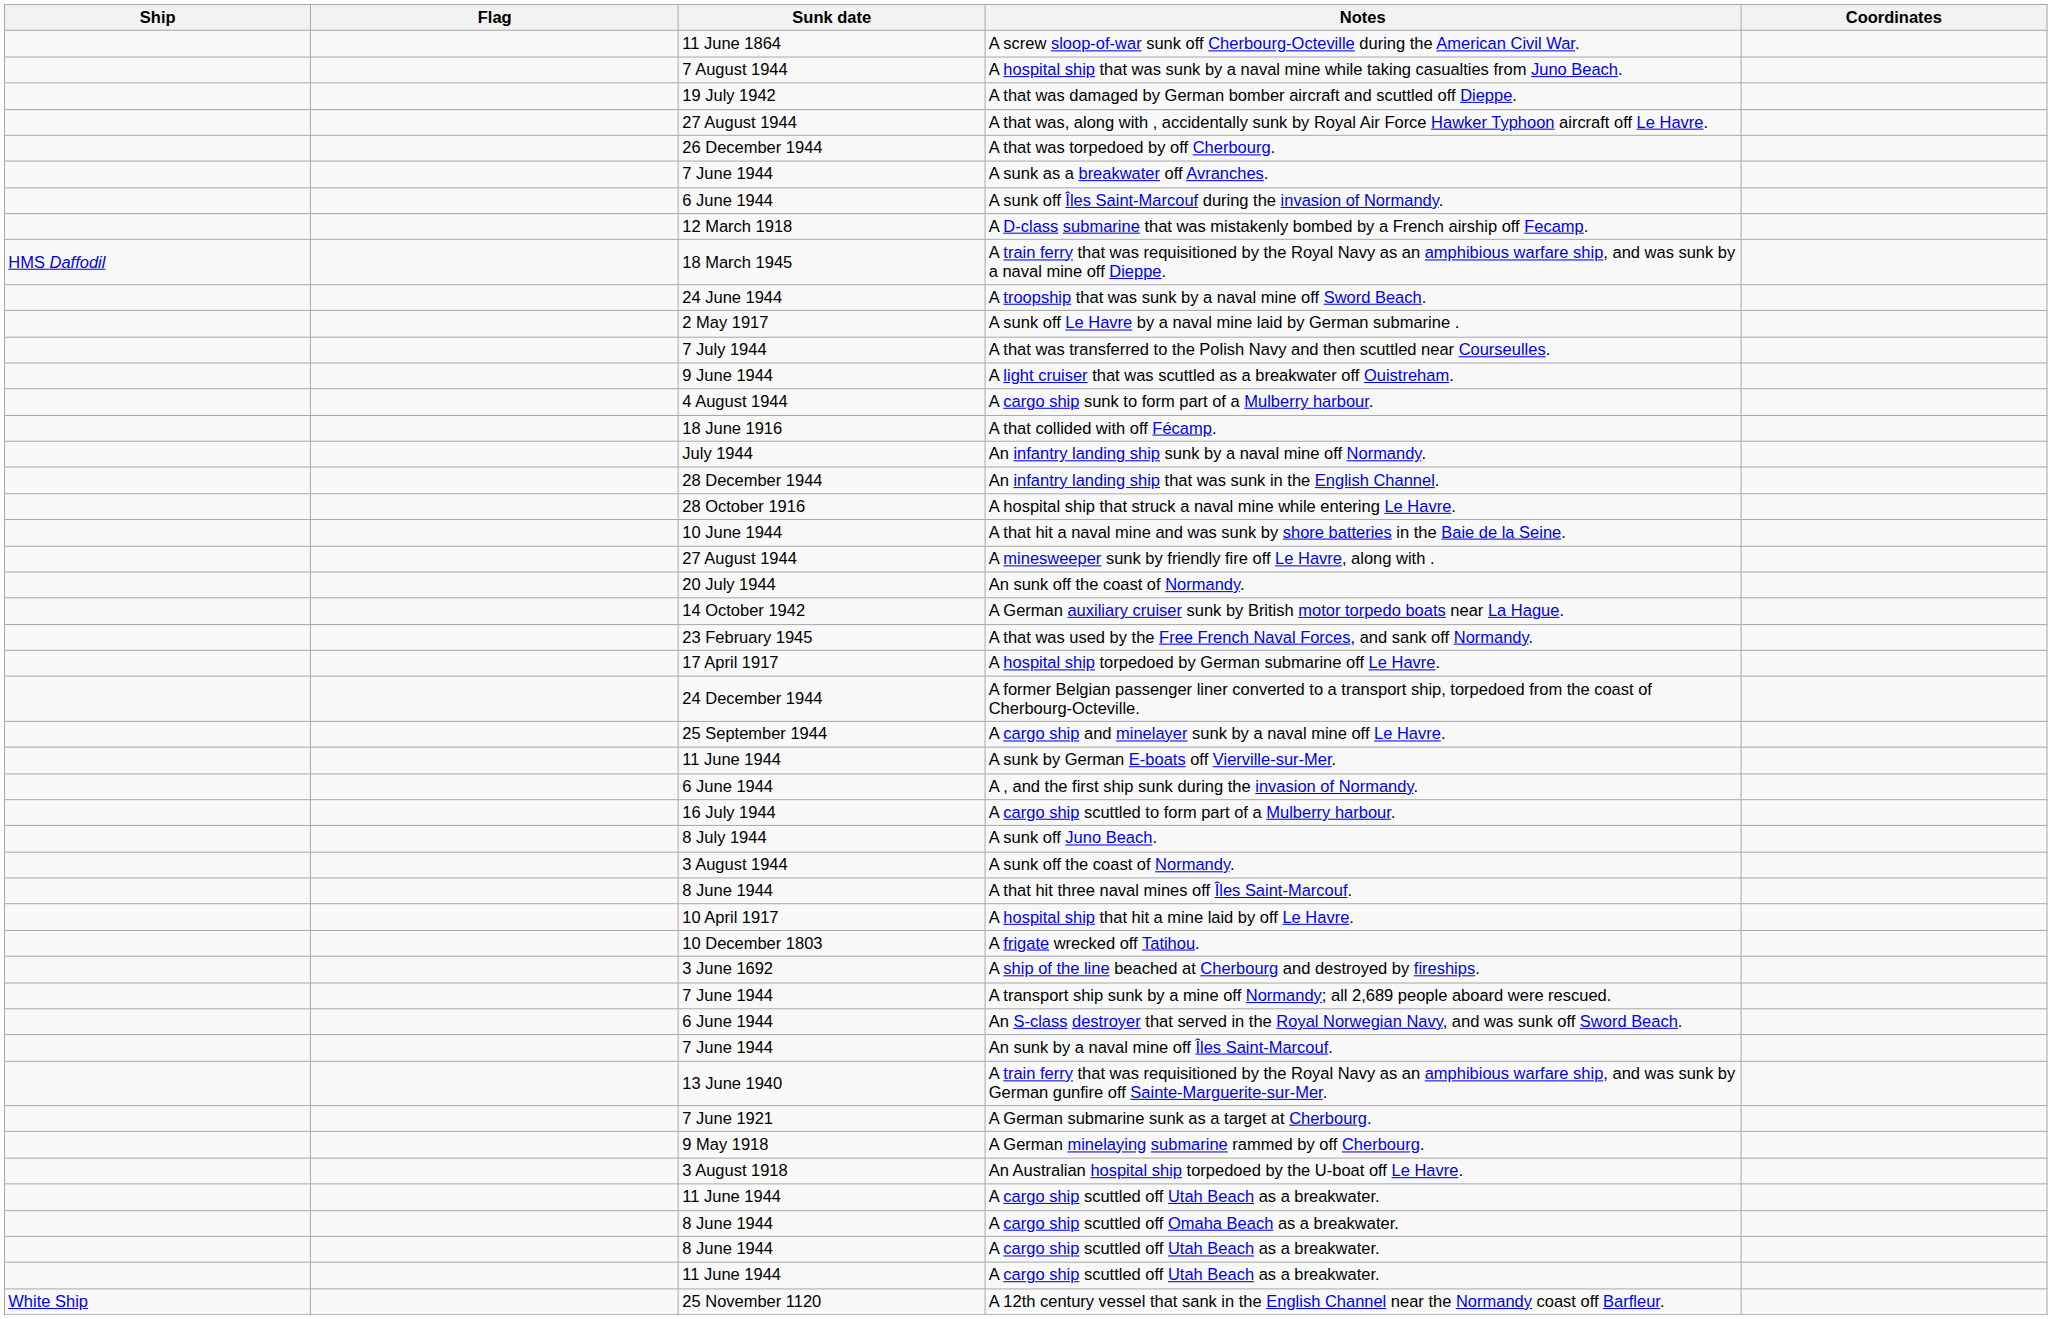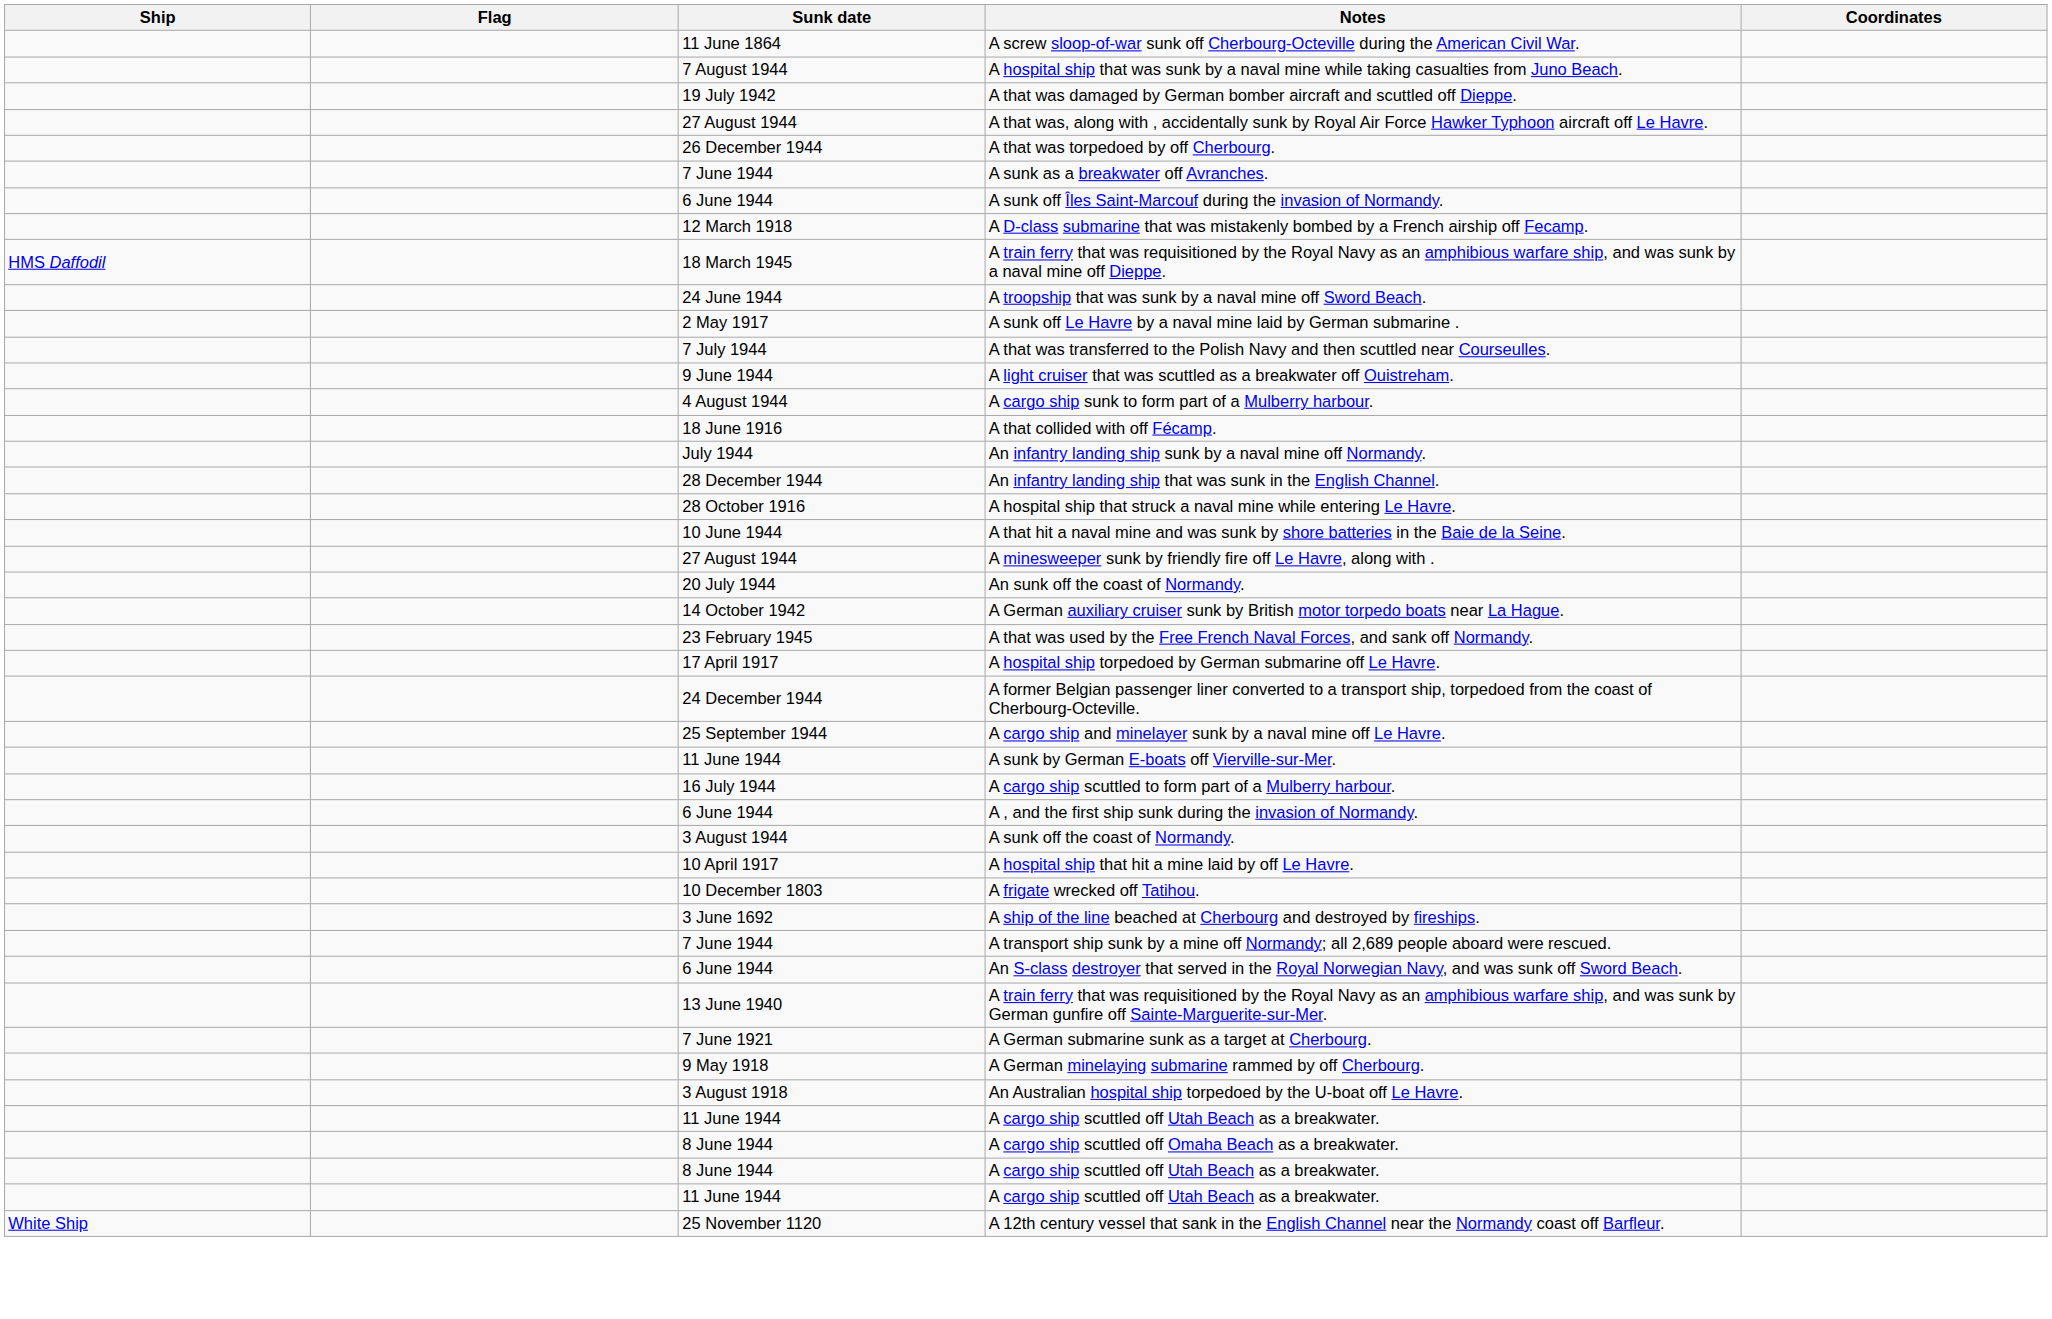rows swapped: (728, 786) <-> (729, 812)
- row: (724, 838)
- row: (728, 891)
- row: (728, 1047)
